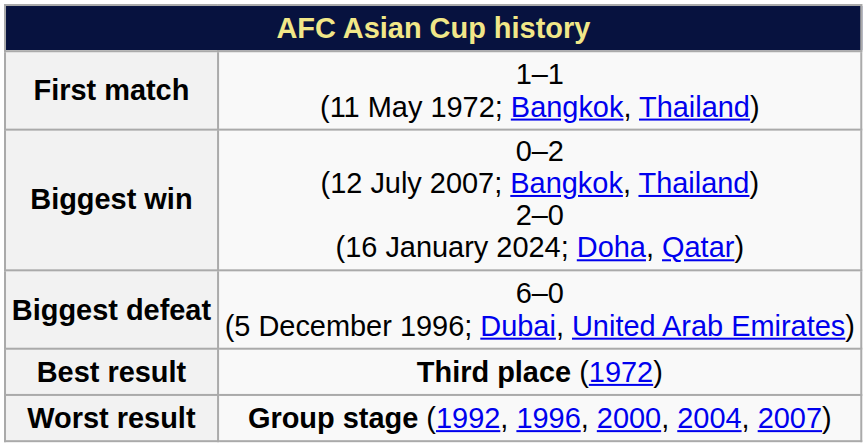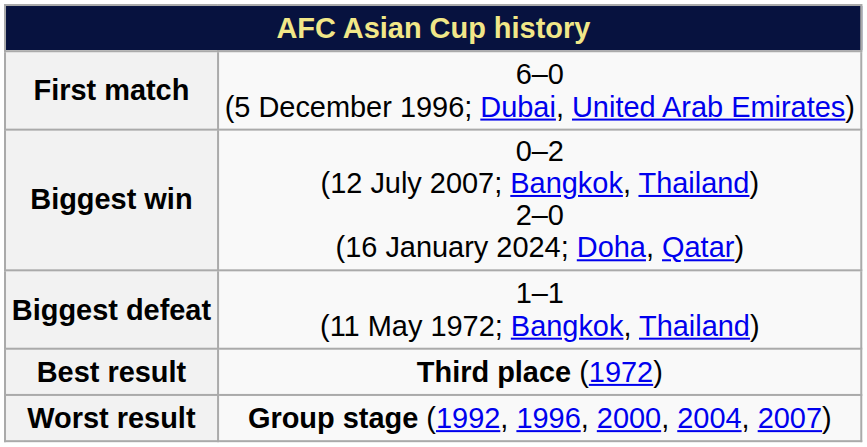(540, 90) 1–1 (11 May 1972; Bangkok, Thailand) -> (540, 90) 6–0 (5 December 1996; Dubai, United Arab Emirates)
(540, 310) 6–0 (5 December 1996; Dubai, United Arab Emirates) -> (540, 310) 1–1 (11 May 1972; Bangkok, Thailand)
